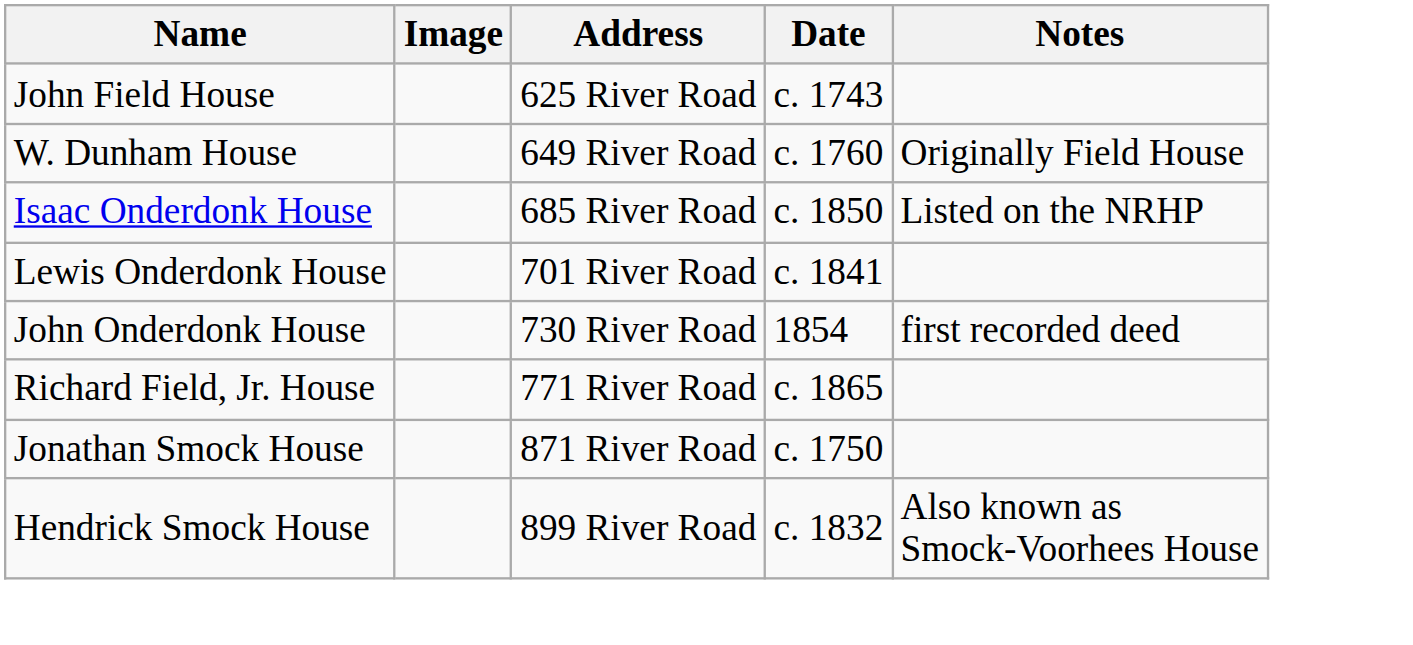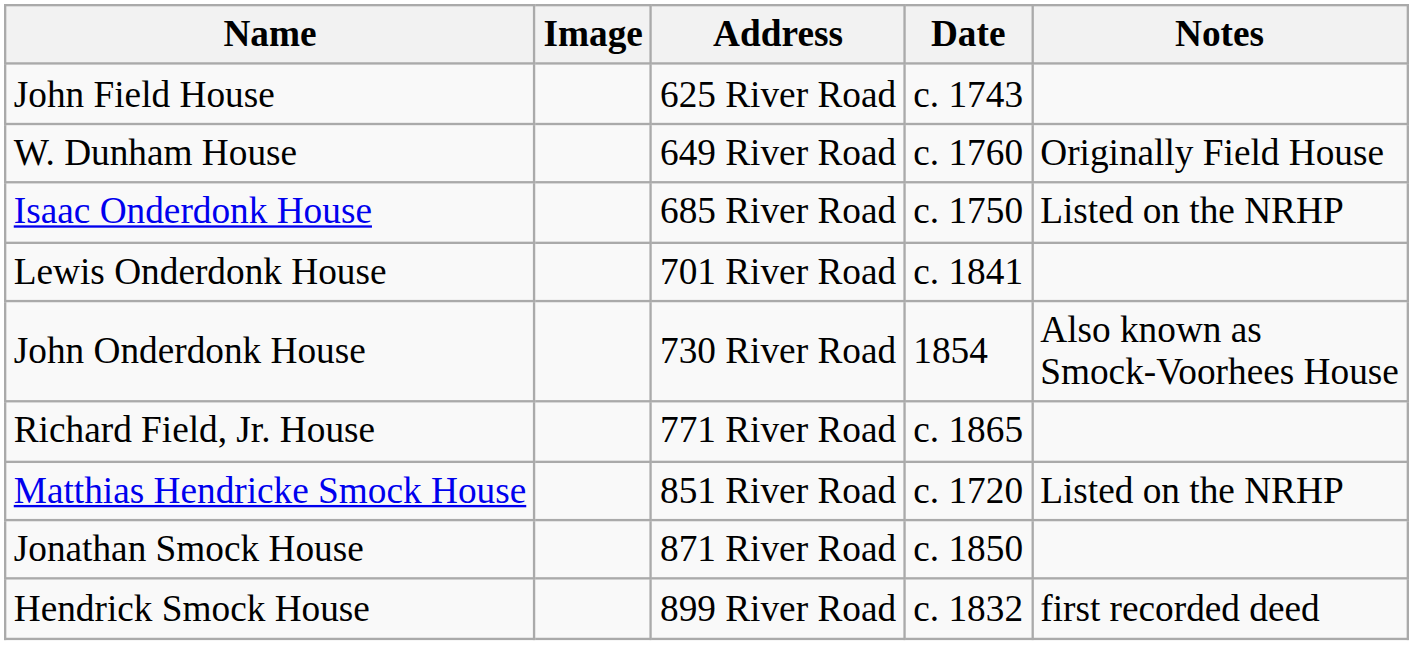(828, 211) c. 1850 -> (968, 211) c. 1750
(1040, 329) first recorded deed -> (1220, 350) Also known as Smock-Voorhees House
+ row: (270, 489)
(828, 447) c. 1750 -> (968, 548) c. 1850
(1080, 528) Also known as Smock-Voorhees House -> (1180, 608) first recorded deed
